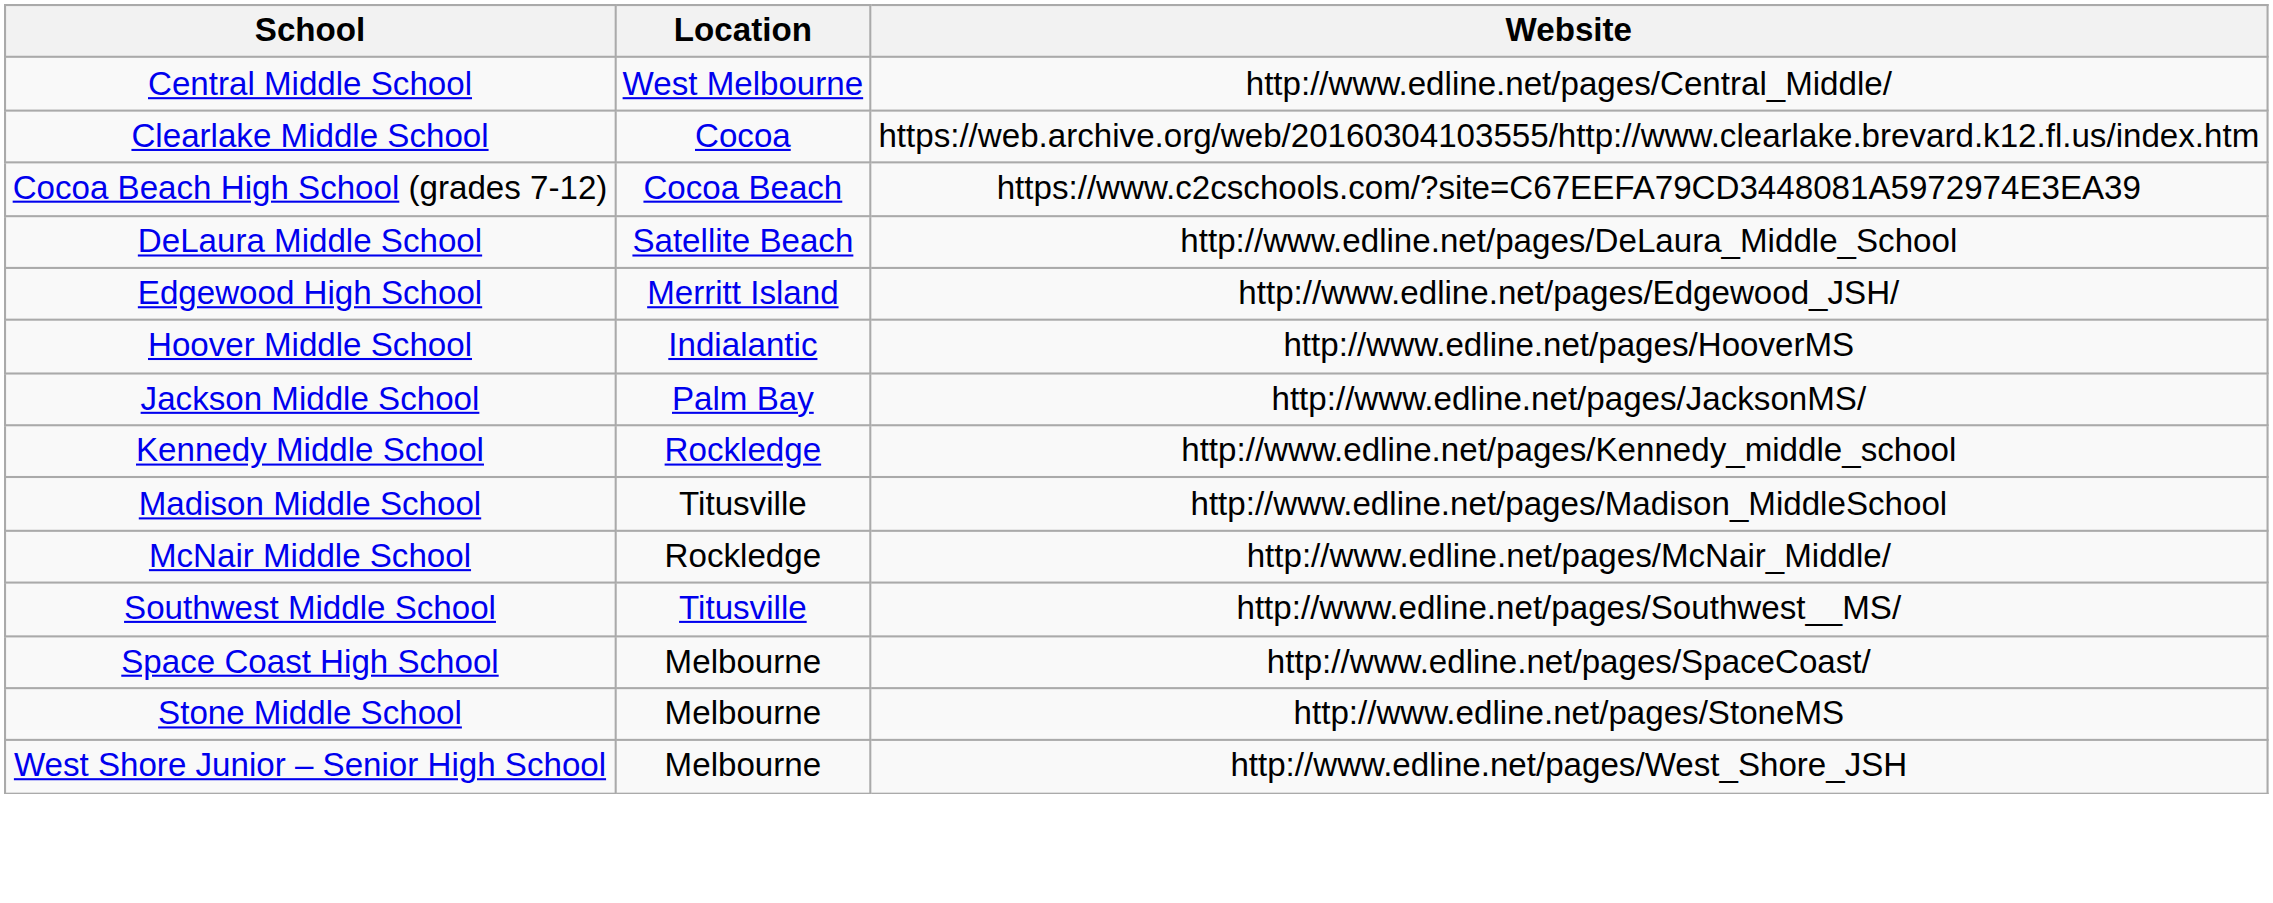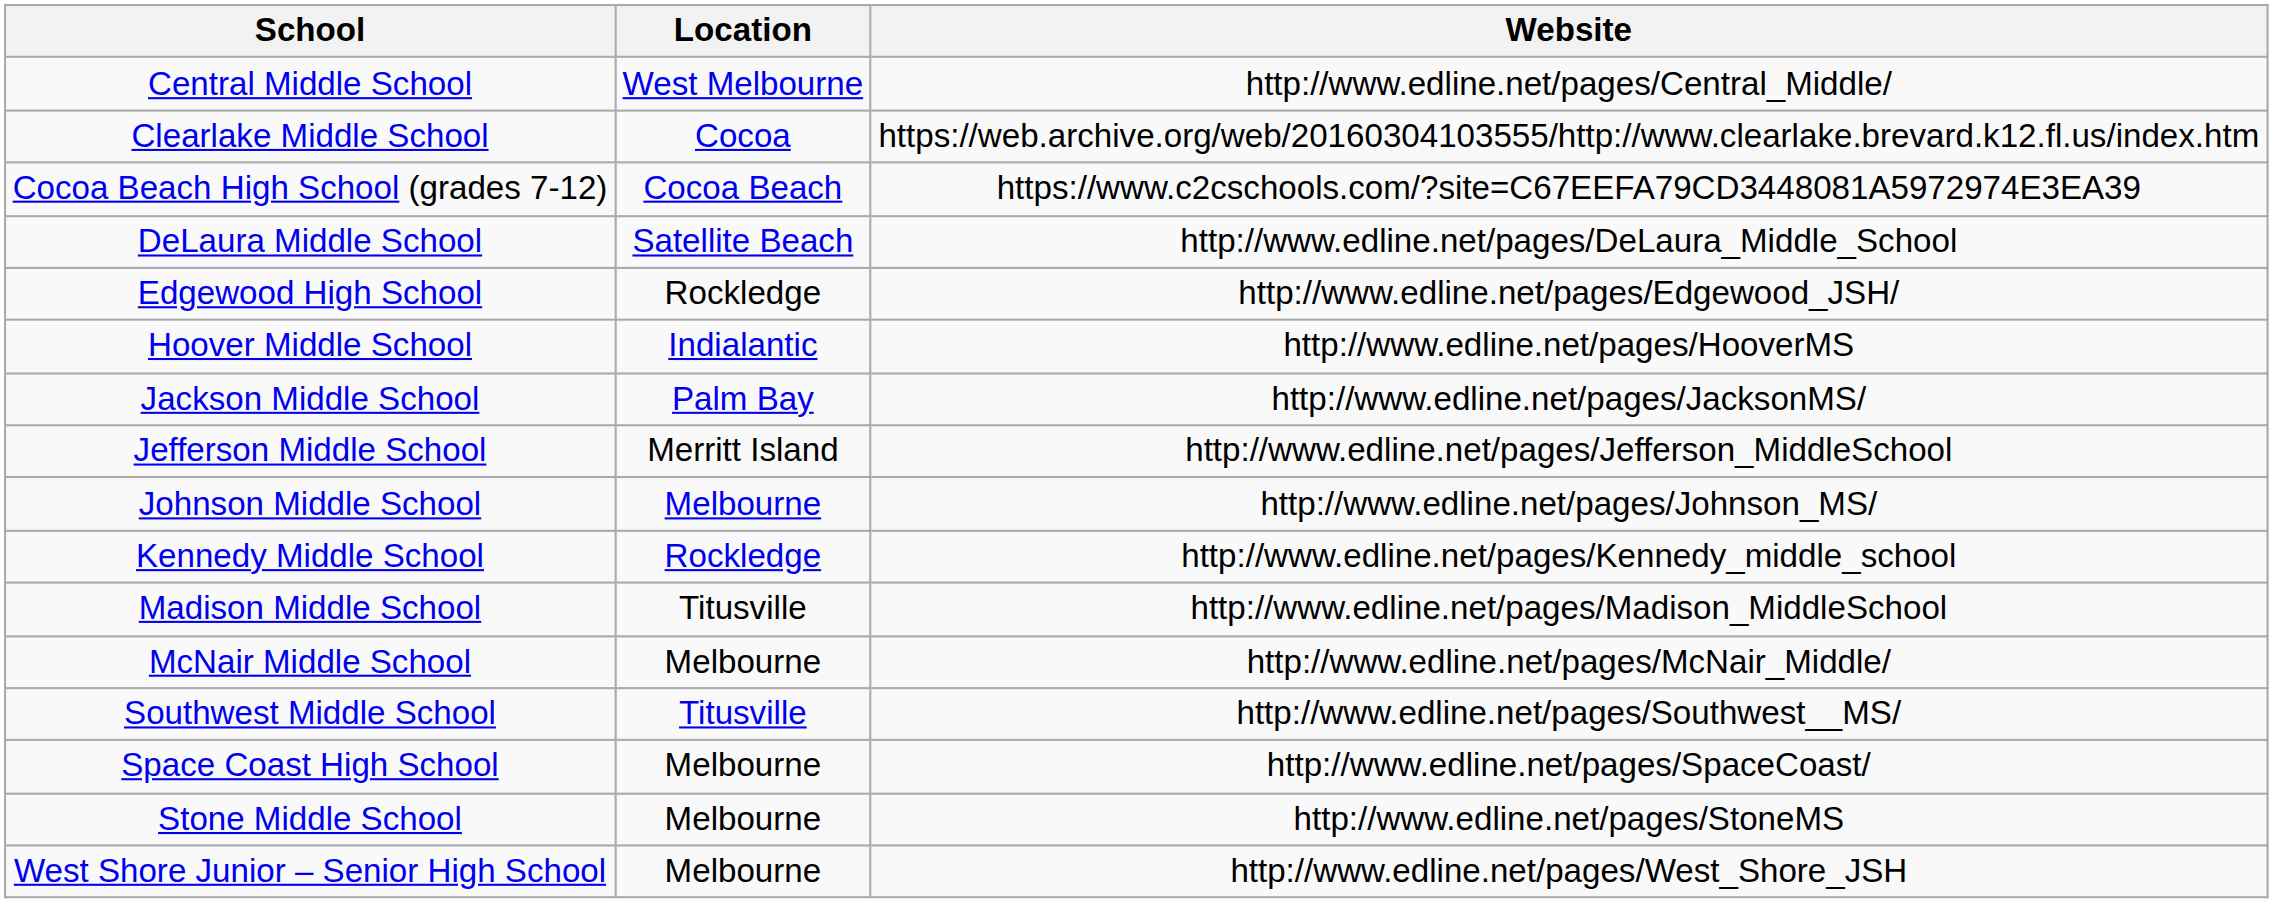(743, 293) Merritt Island -> (743, 293) Rockledge
+ row: (310, 450)
+ row: (310, 503)
(743, 556) Rockledge -> (743, 661) Melbourne
